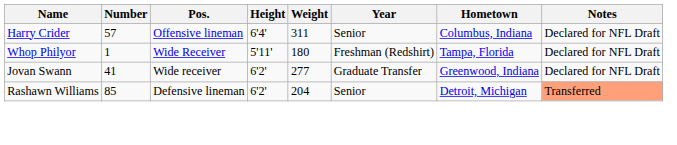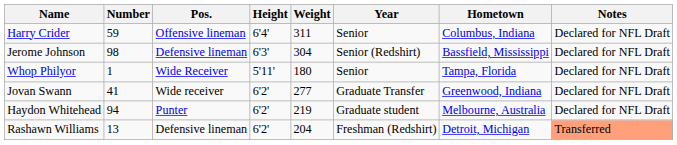(110, 33) 57 -> (113, 33) 59
+ row: (46, 52)
(384, 52) Freshman (Redshirt) -> (352, 71) Senior
+ row: (54, 110)
(110, 91) 85 -> (113, 129) 13
(350, 91) Senior -> (386, 129) Freshman (Redshirt)
